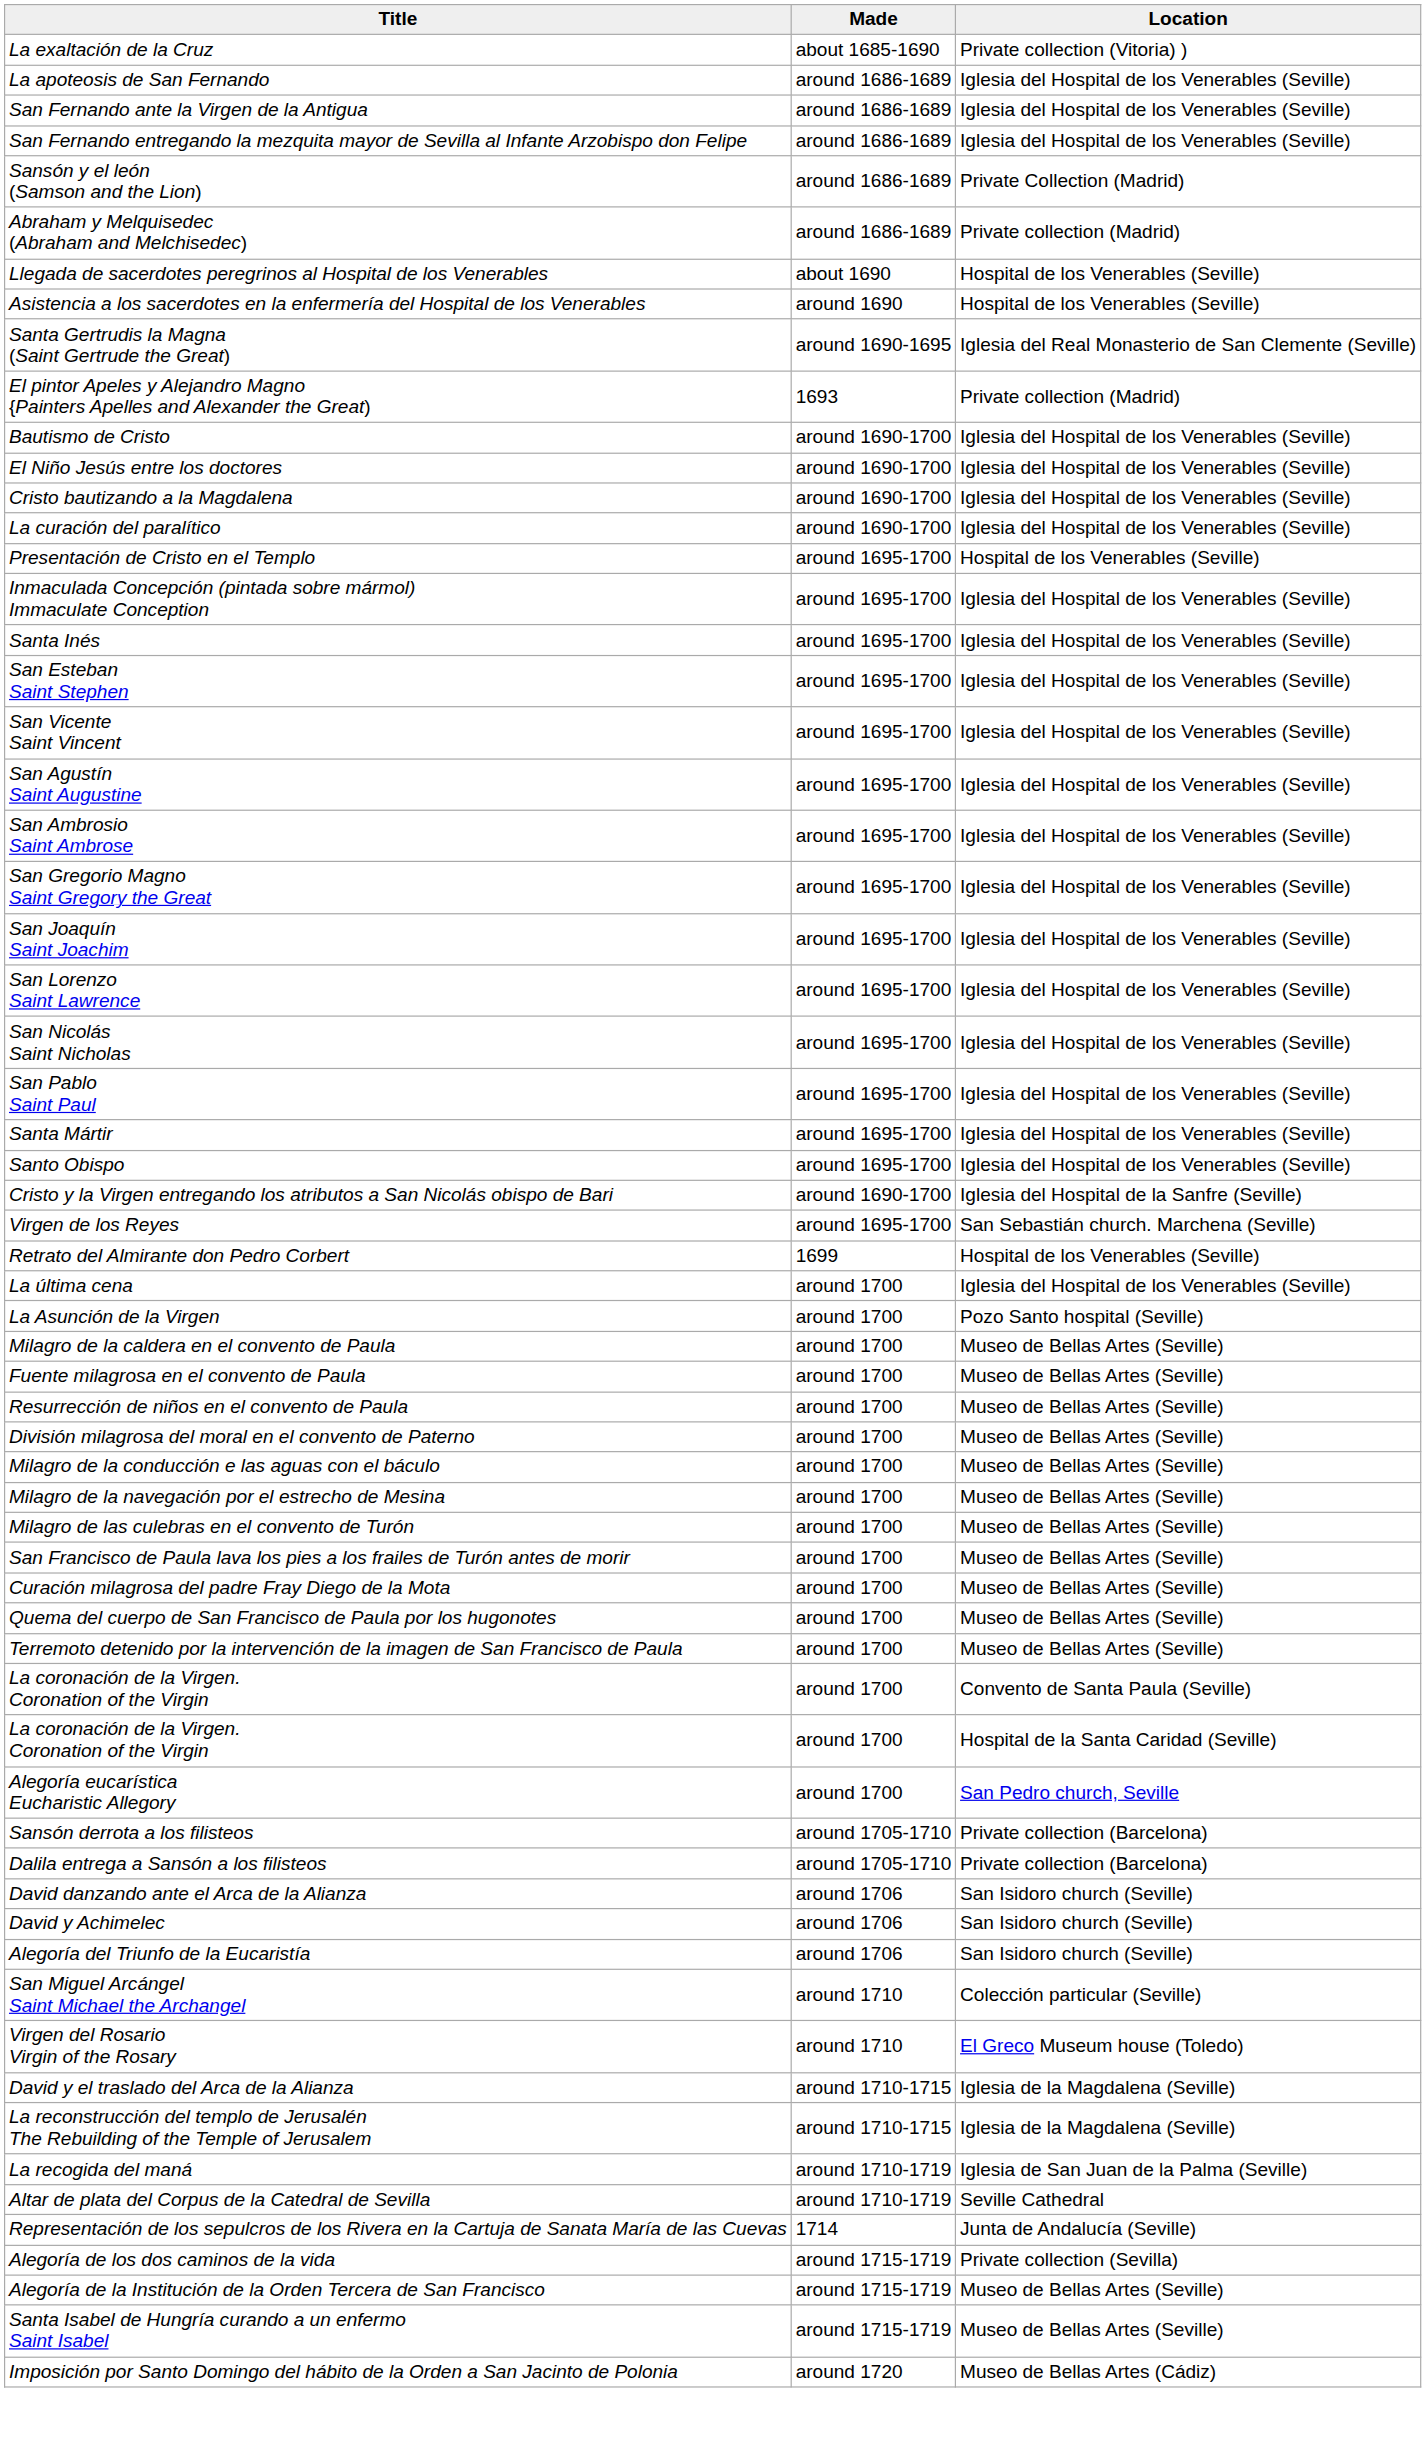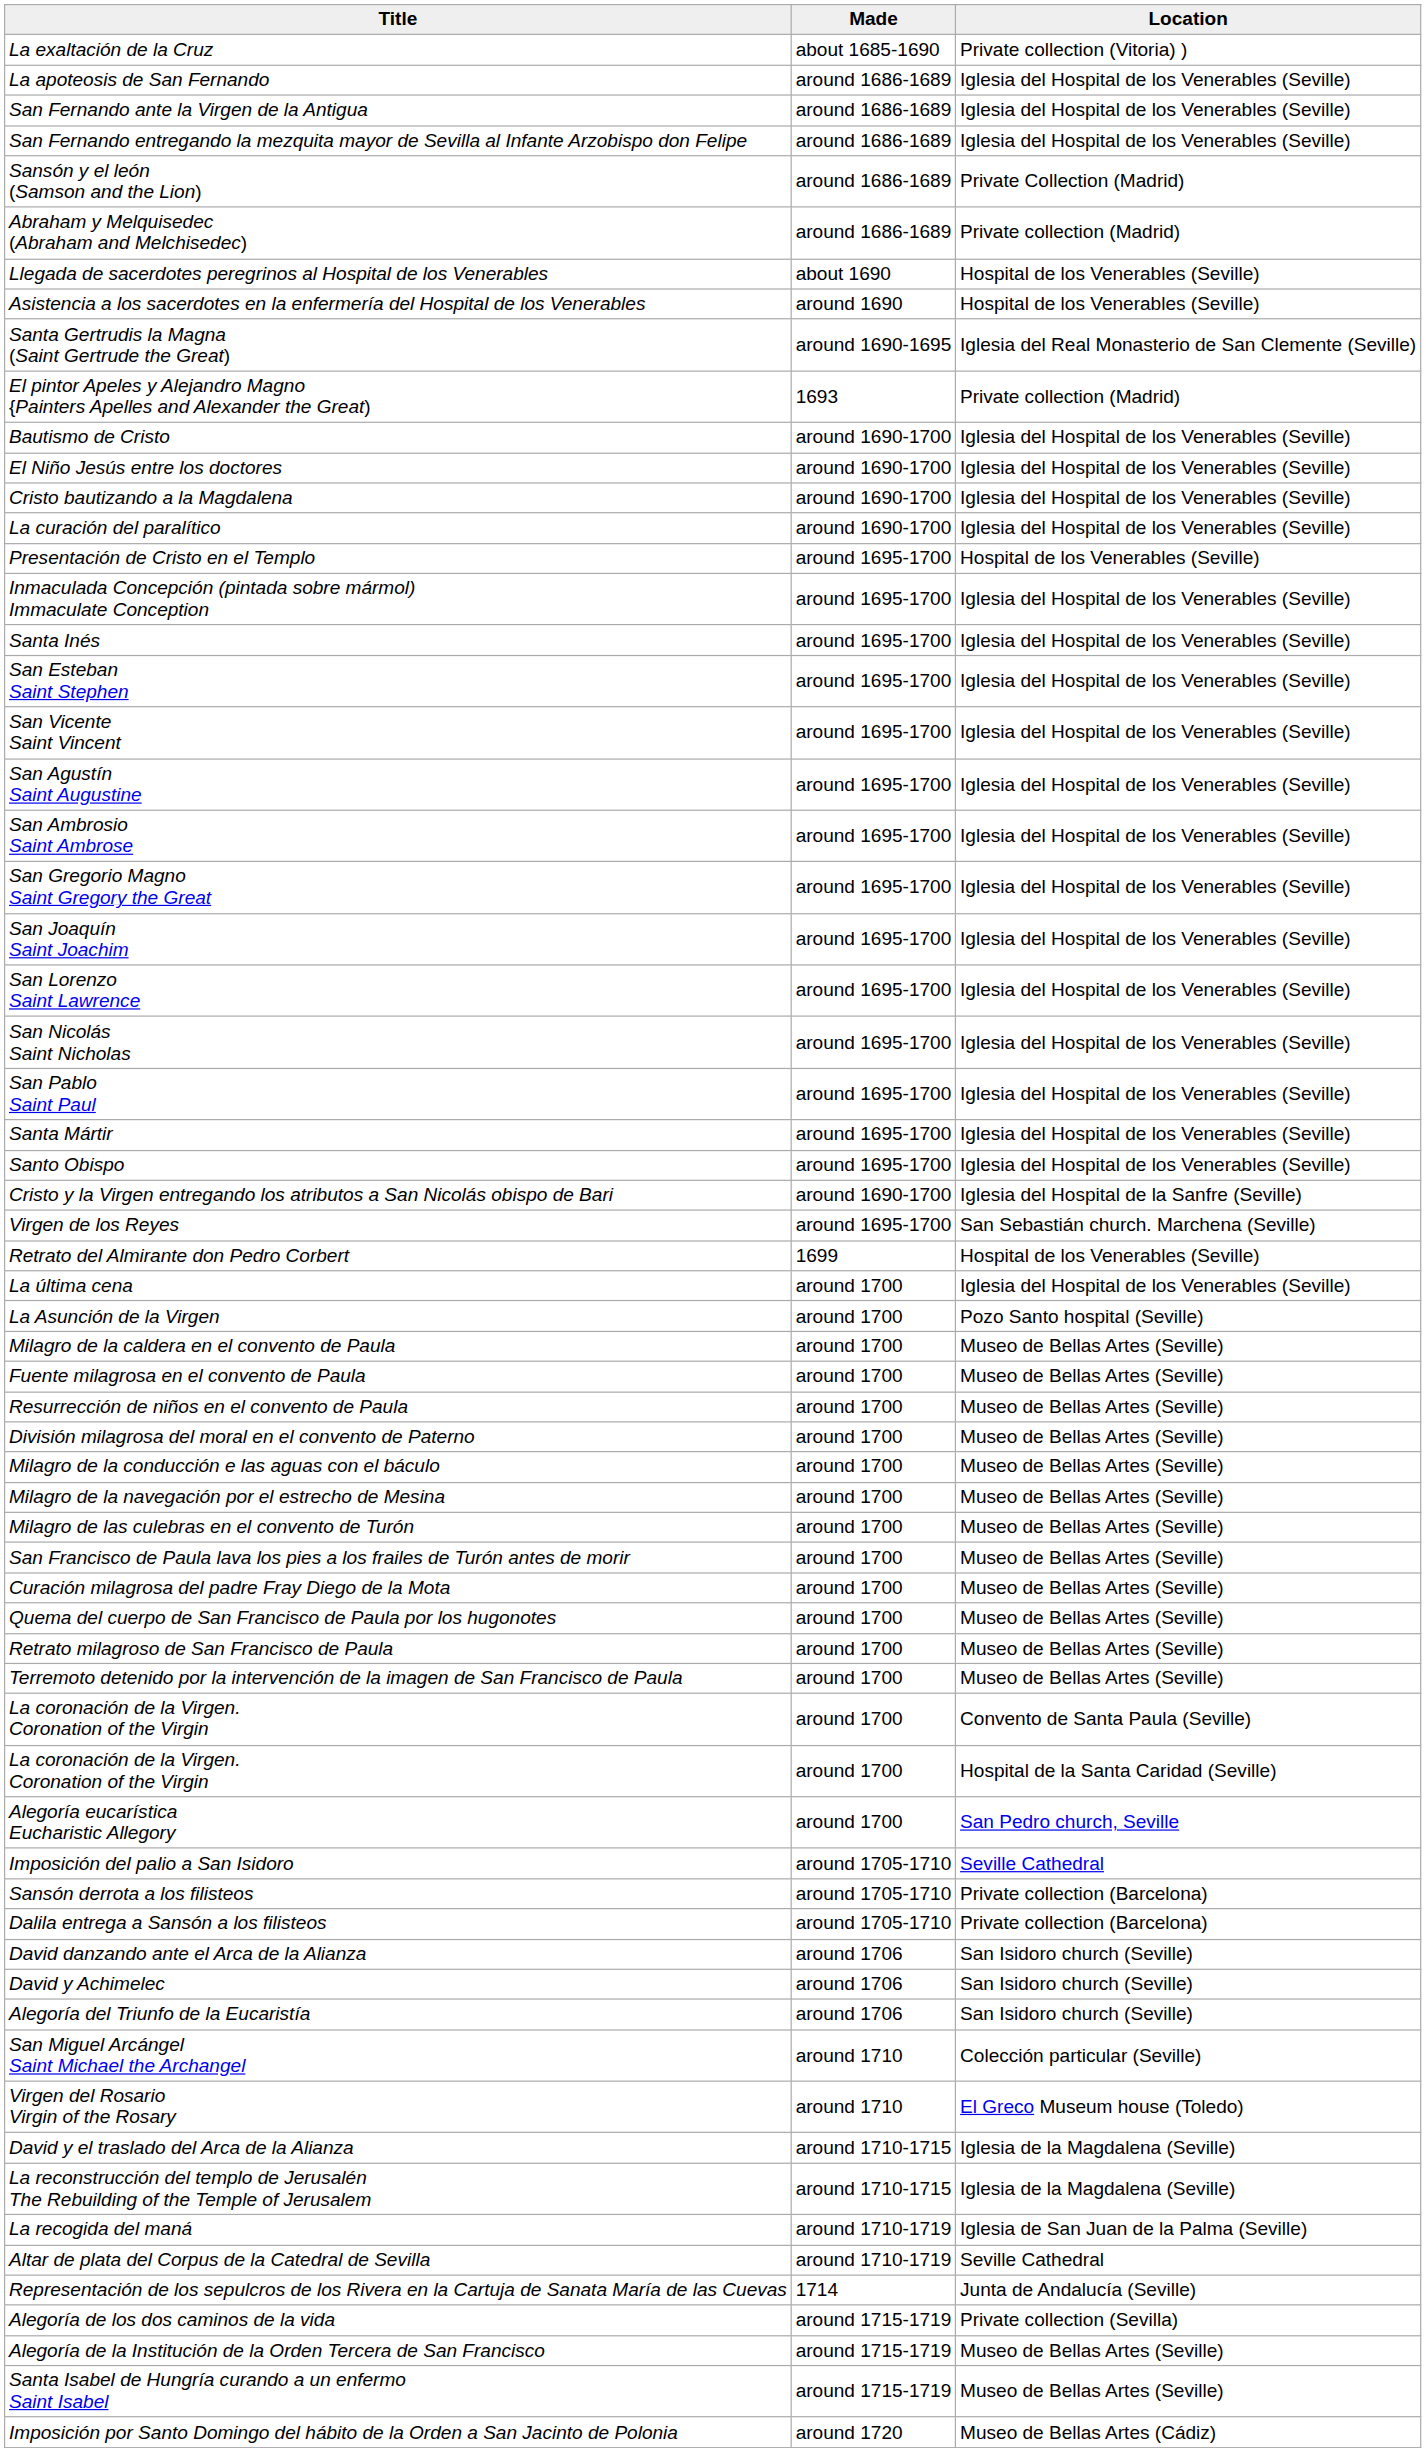+ row: (201, 1648)
+ row: (151, 1863)
